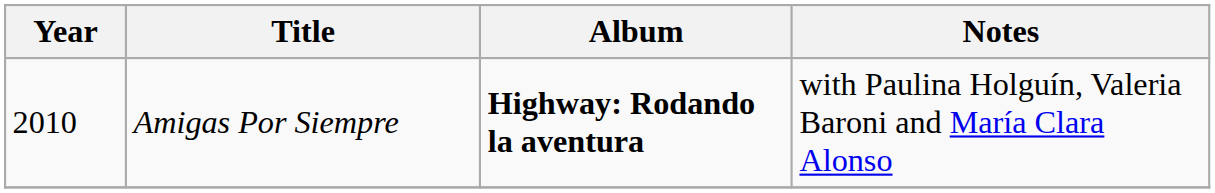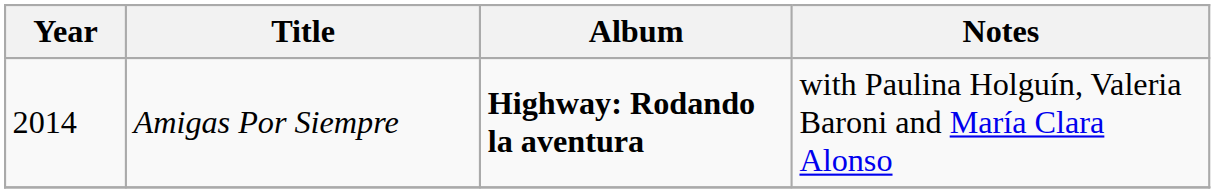(45, 122) 2010 -> (45, 122) 2014
